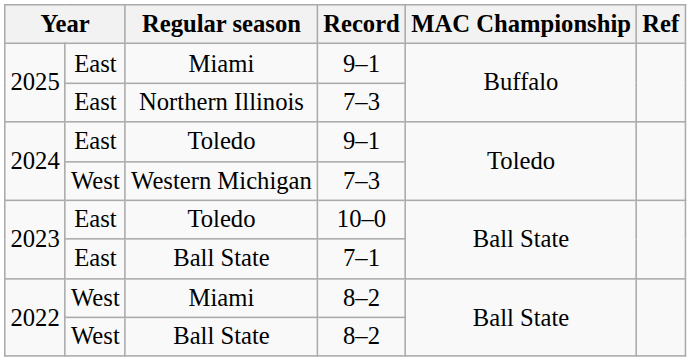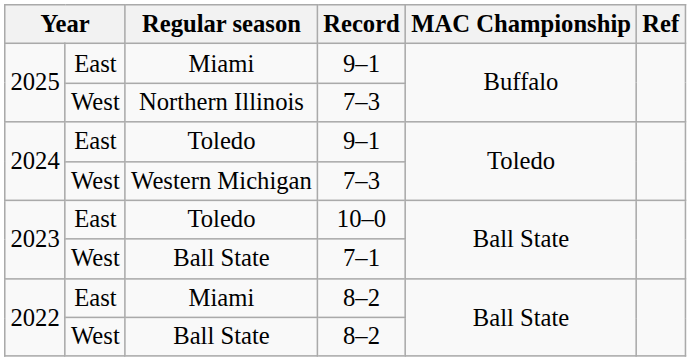(95, 102) East -> (95, 102) West
(95, 258) East -> (95, 258) West
(95, 297) West -> (95, 297) East
